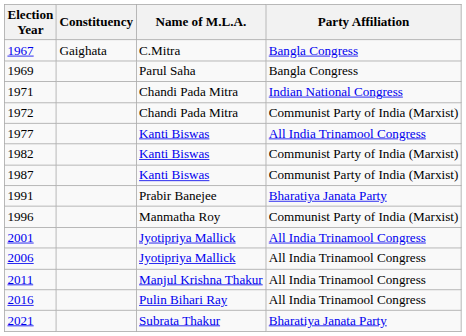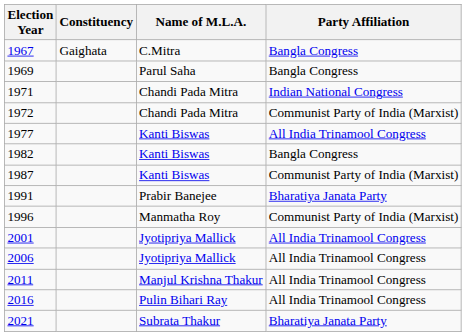(364, 154) Communist Party of India (Marxist) -> (313, 154) Bangla Congress
